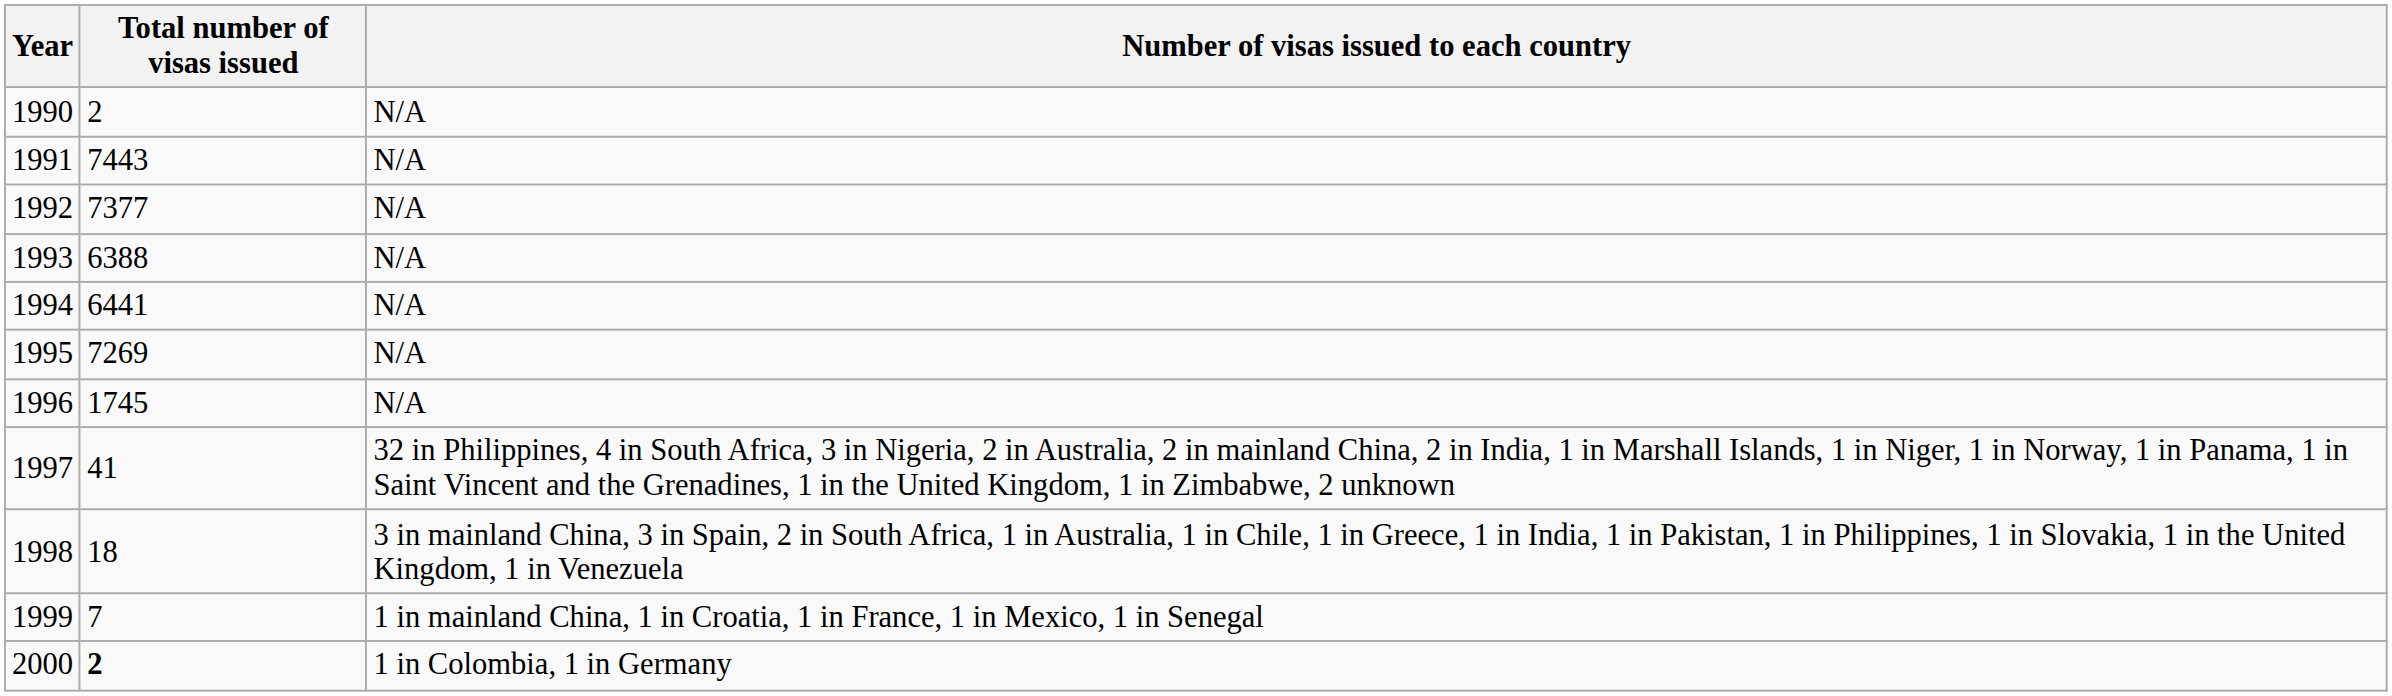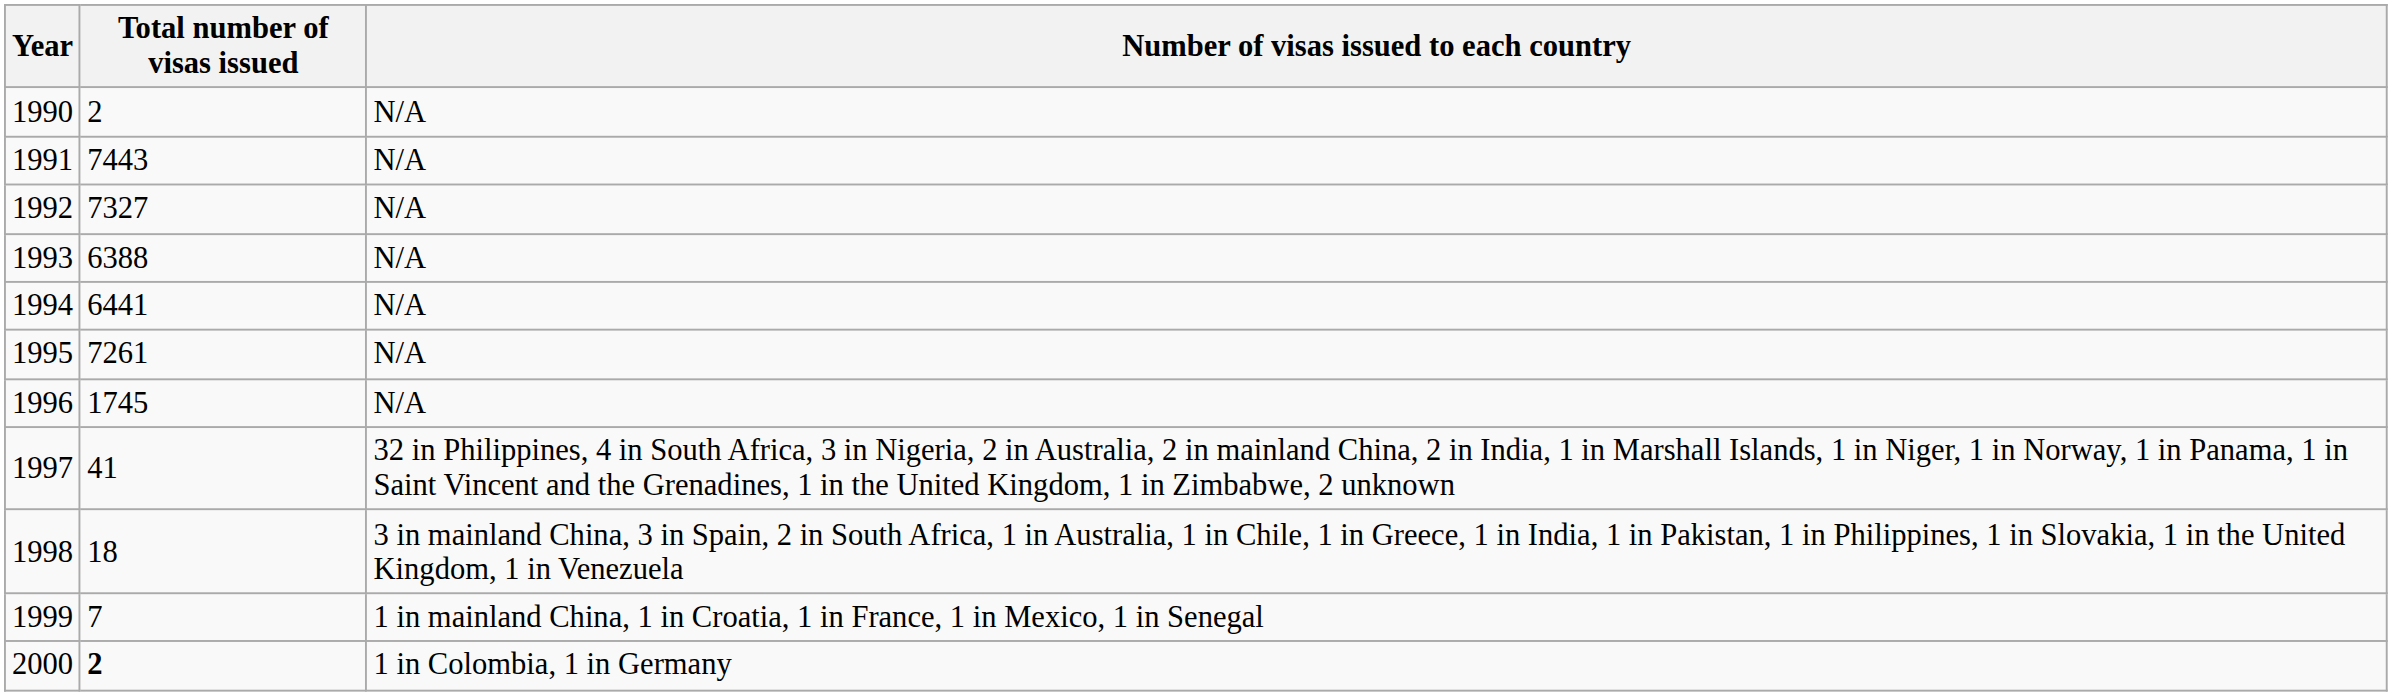(118, 208) 7377 -> (118, 208) 7327
(118, 353) 7269 -> (118, 353) 7261
